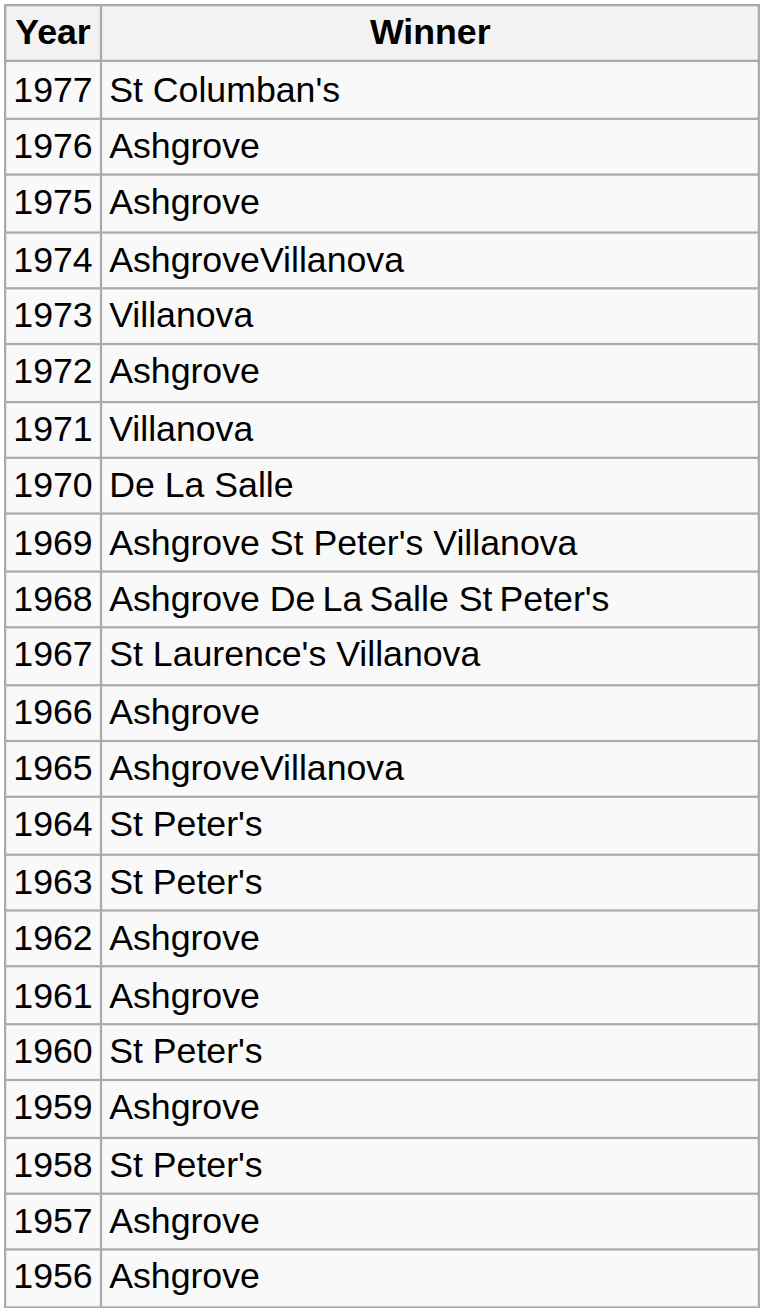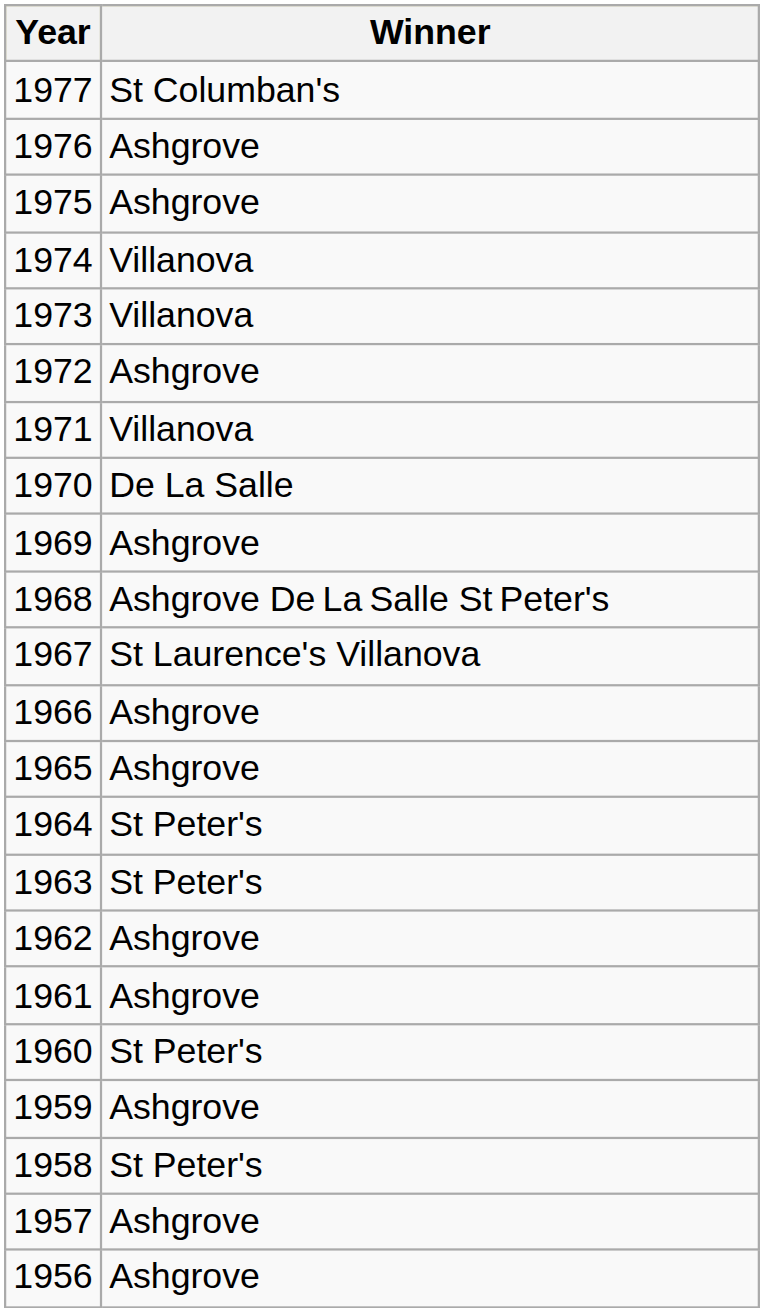(257, 259) AshgroveVillanova -> (181, 259) Villanova
(343, 542) Ashgrove St Peter's Villanova -> (185, 542) Ashgrove
(257, 768) AshgroveVillanova -> (185, 768) Ashgrove
